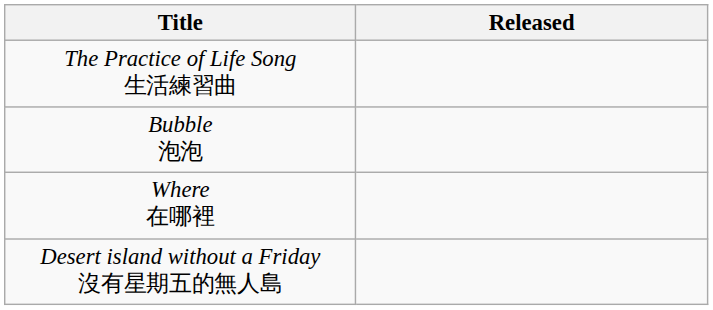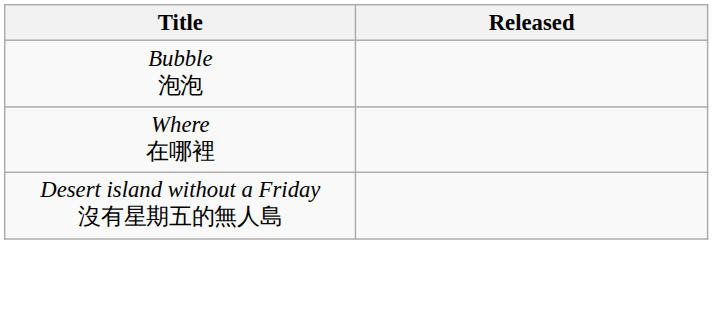- row: (180, 72)
